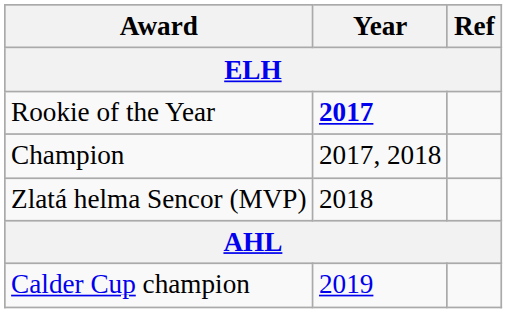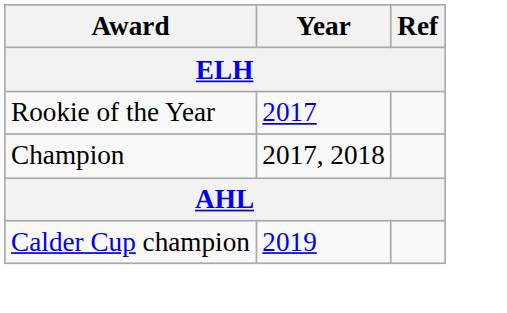(346, 112) bold -> (290, 112) normal
- row: (159, 198)
